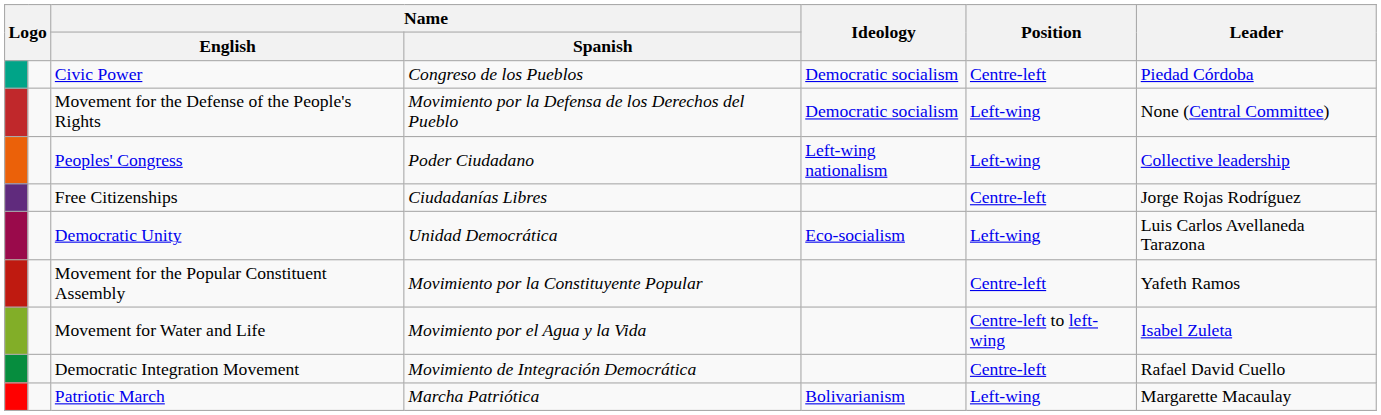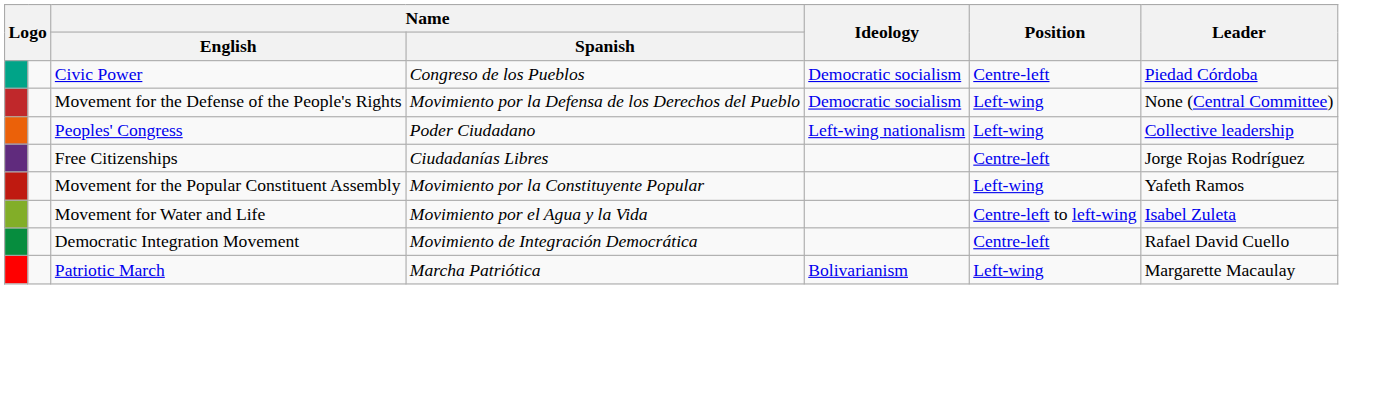- row: (118, 235)
(1008, 283) Centre-left -> (1008, 185) Left-wing
